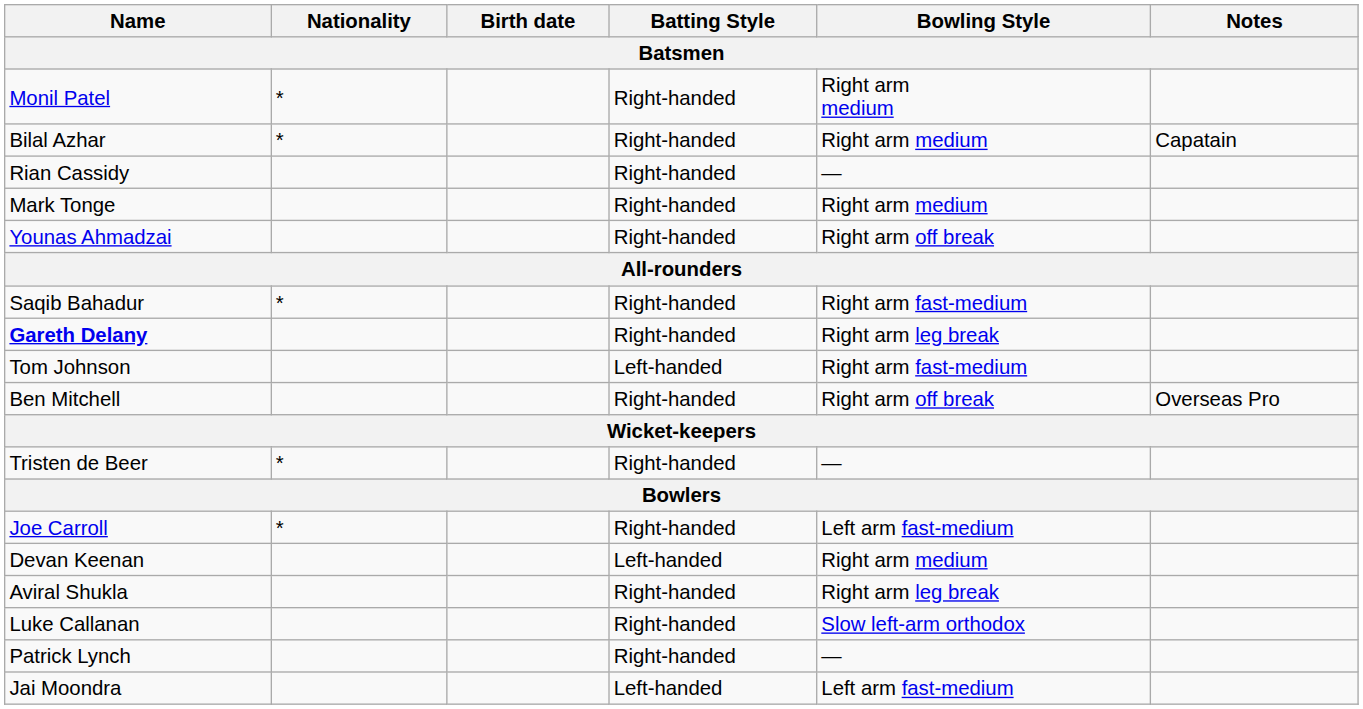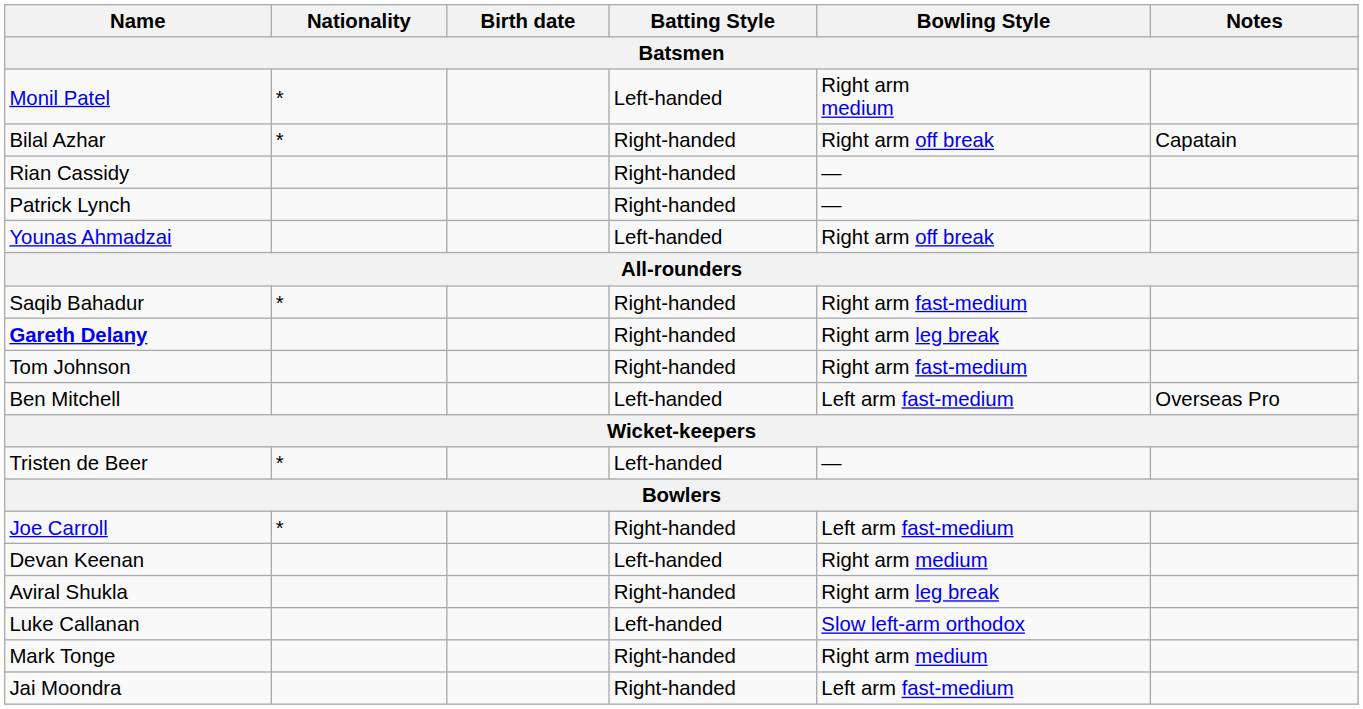(675, 97) Right-handed -> (668, 97) Left-handed
(904, 140) Right arm medium -> (908, 140) Right arm off break
rows swapped: (70, 656) <-> (62, 205)
(675, 237) Right-handed -> (668, 237) Left-handed
(668, 366) Left-handed -> (675, 366) Right-handed
(675, 398) Right-handed -> (668, 398) Left-handed
(908, 398) Right arm off break -> (917, 398) Left arm fast-medium
(675, 463) Right-handed -> (668, 463) Left-handed
(675, 624) Right-handed -> (668, 624) Left-handed
(668, 689) Left-handed -> (675, 689) Right-handed
